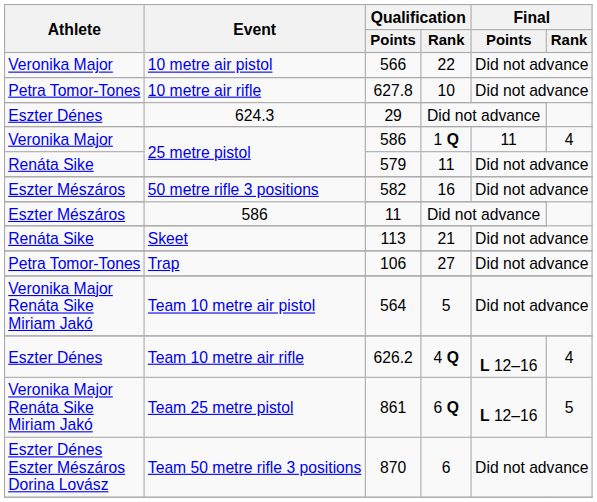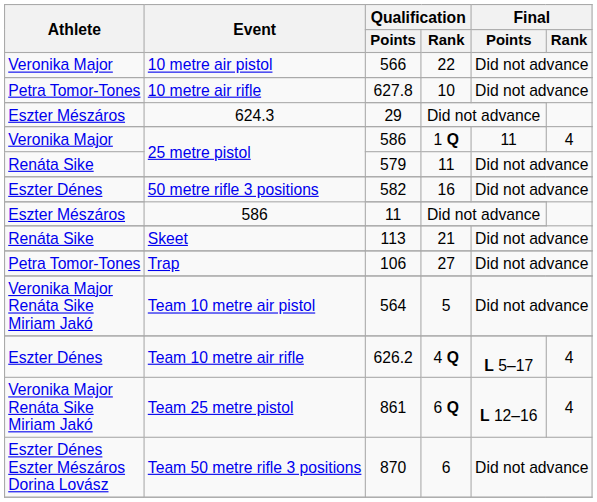(55, 115) Eszter Dénes -> (67, 115) Eszter Mészáros
(67, 190) Eszter Mészáros -> (55, 190) Eszter Dénes
(509, 366) L 12–16 -> (509, 366) L 5–17
(569, 408) 5 -> (569, 408) 4
